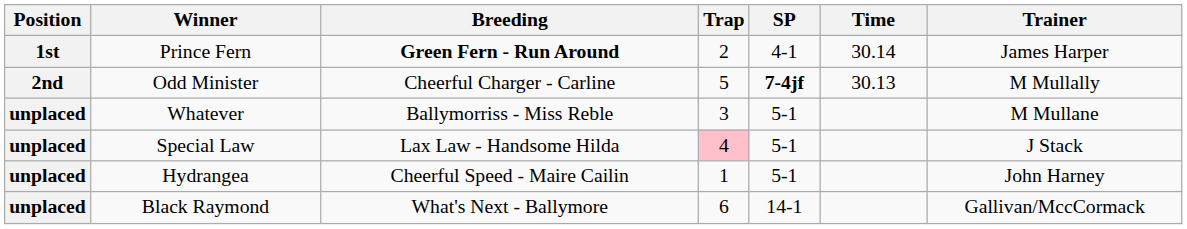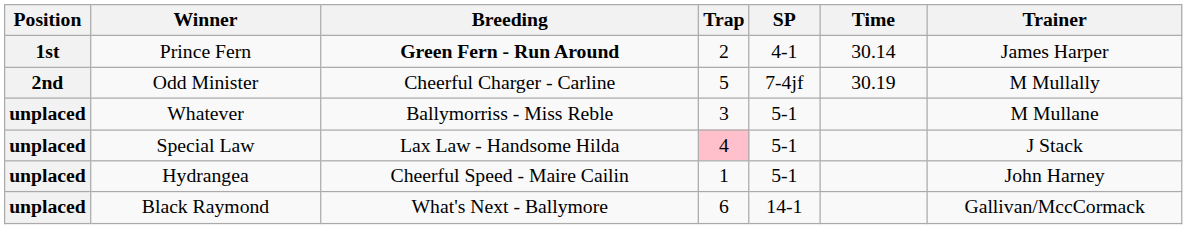(784, 82) bold -> (784, 82) normal
(873, 82) 30.13 -> (873, 82) 30.19
